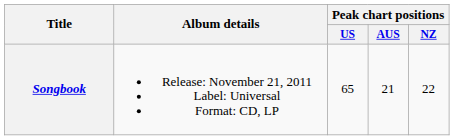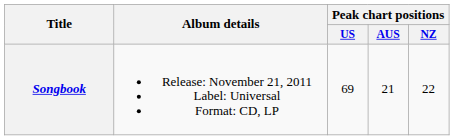(348, 89) 65 -> (348, 89) 69
